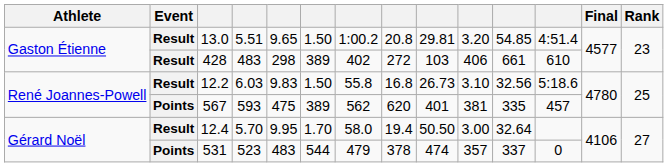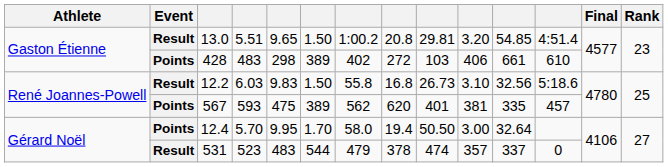(174, 61) Result -> (174, 61) Points
(174, 129) Result -> (174, 129) Points
(174, 151) Points -> (174, 151) Result
